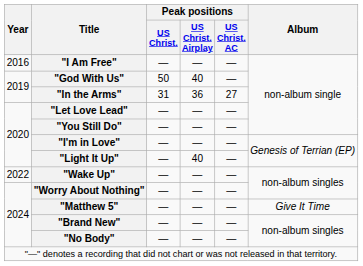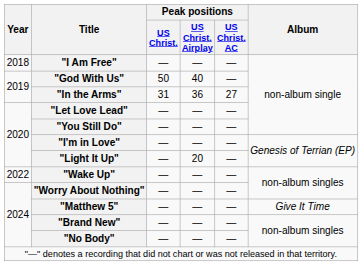(18, 62) 2016 -> (18, 62) 2018
(197, 158) 40 -> (197, 158) 20
